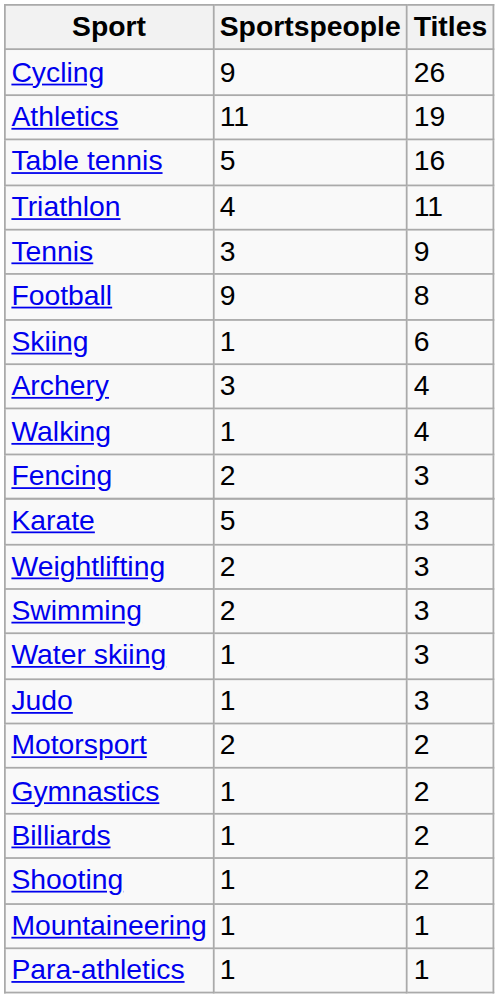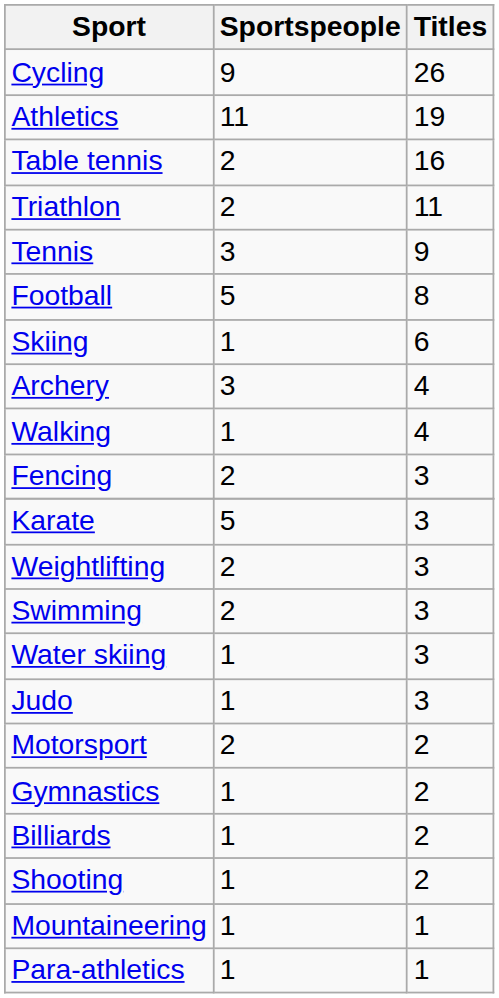(228, 161) 5 -> (228, 161) 2
(228, 206) 4 -> (228, 206) 2
(228, 296) 9 -> (228, 296) 5
